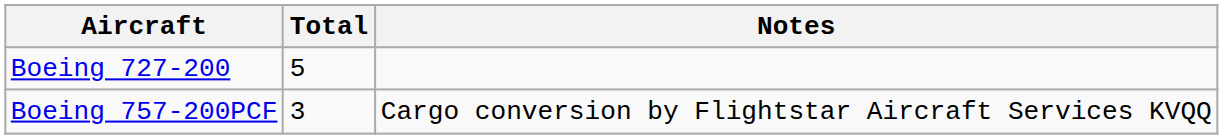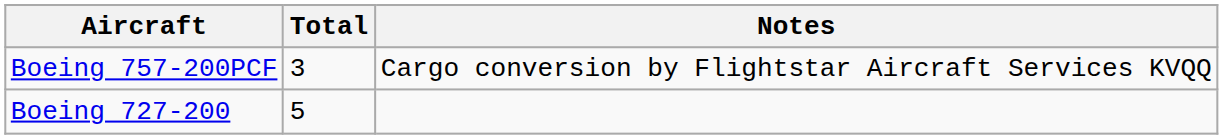rows swapped: (144, 111) <-> (121, 69)
